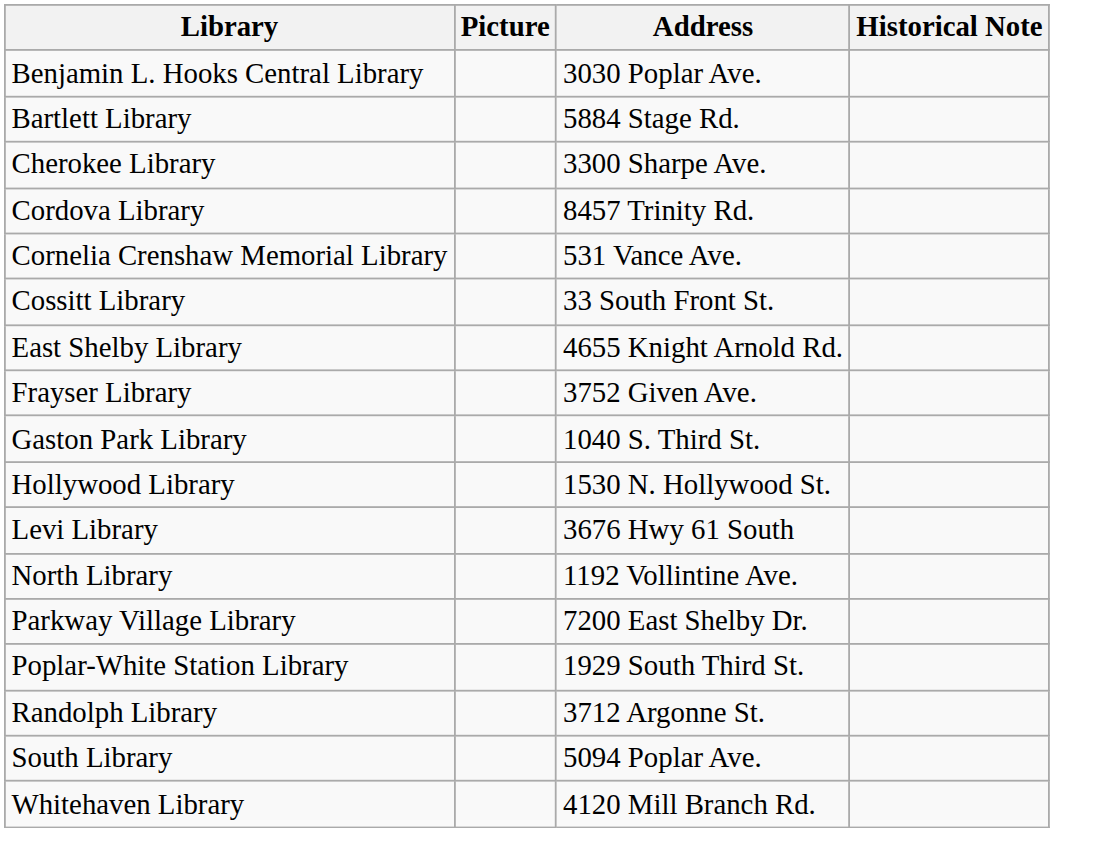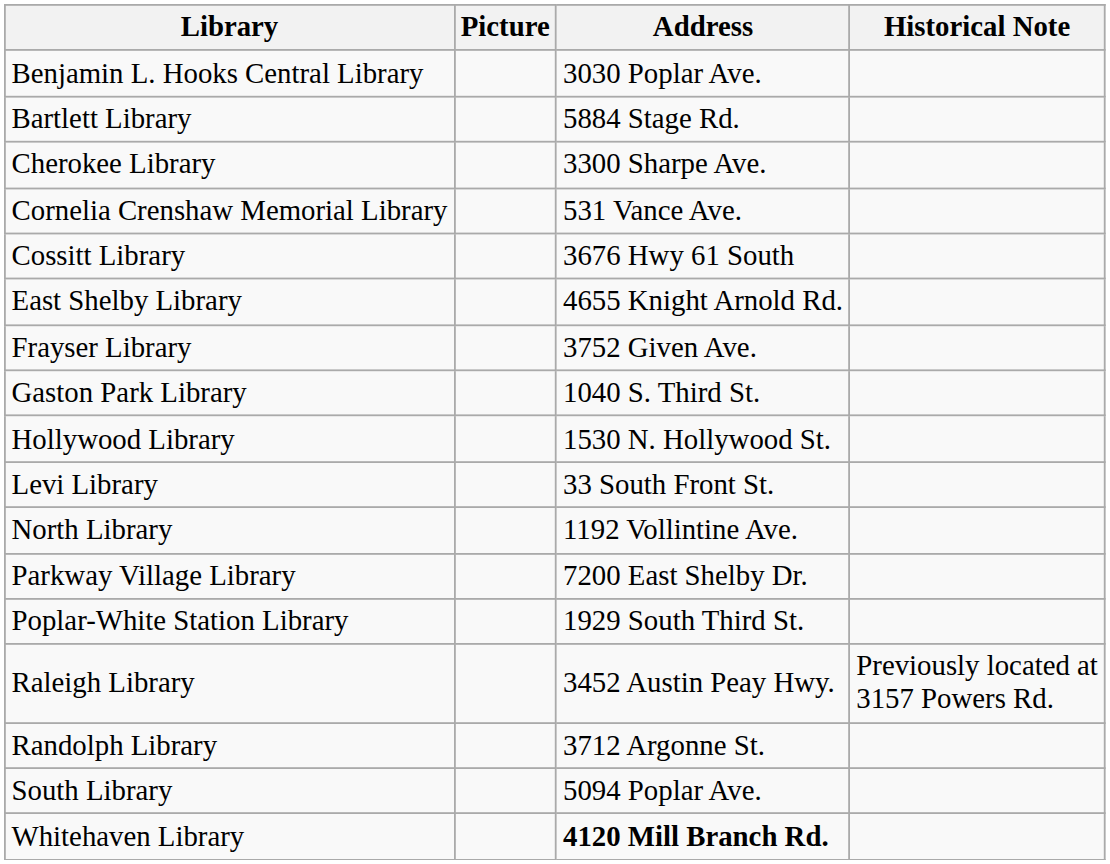- row: (108, 210)
(669, 301) 33 South Front St. -> (679, 255) 3676 Hwy 61 South
(679, 529) 3676 Hwy 61 South -> (669, 484) 33 South Front St.
+ row: (103, 682)
(689, 803) normal -> (696, 836) bold
